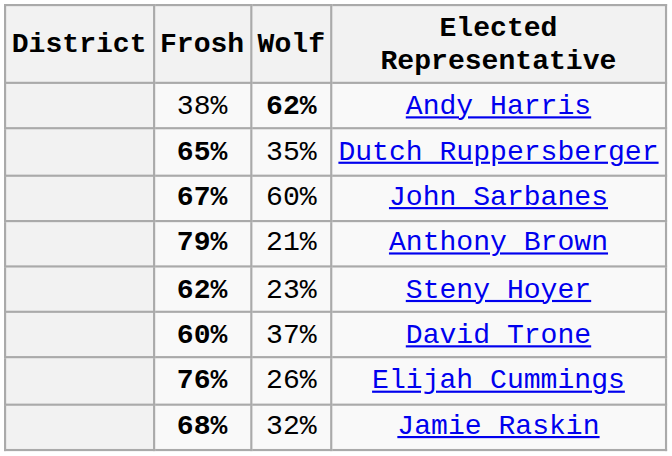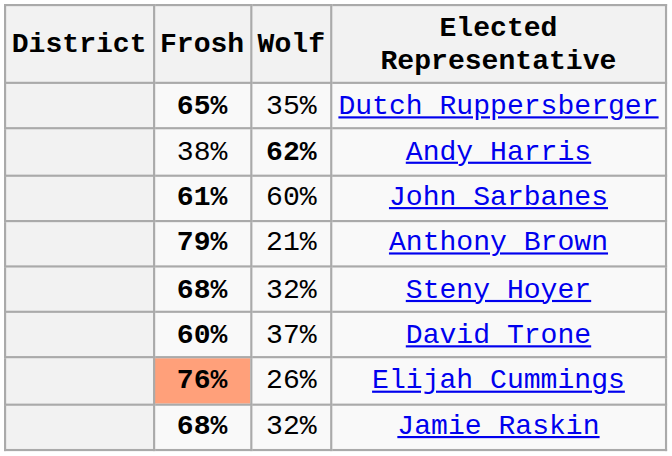rows swapped: (498, 106) <-> (498, 152)
(202, 198) 67% -> (202, 198) 61%
(202, 289) 62% -> (202, 289) 68%
(291, 289) 23% -> (291, 289) 32%
(202, 381) no background -> (202, 381) lightsalmon background
